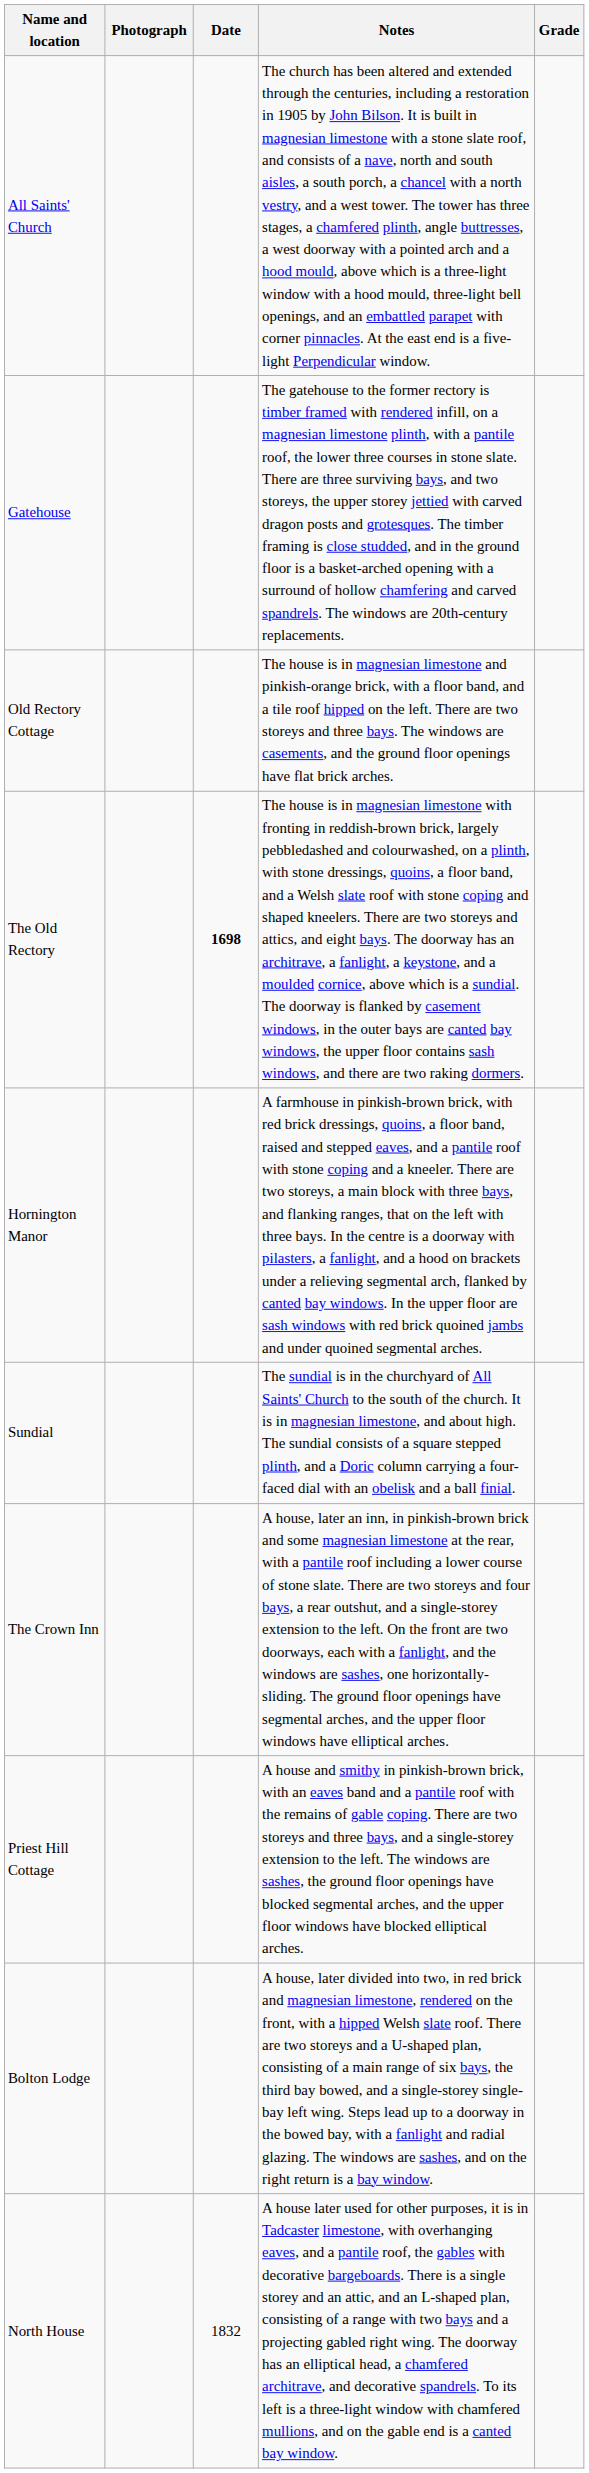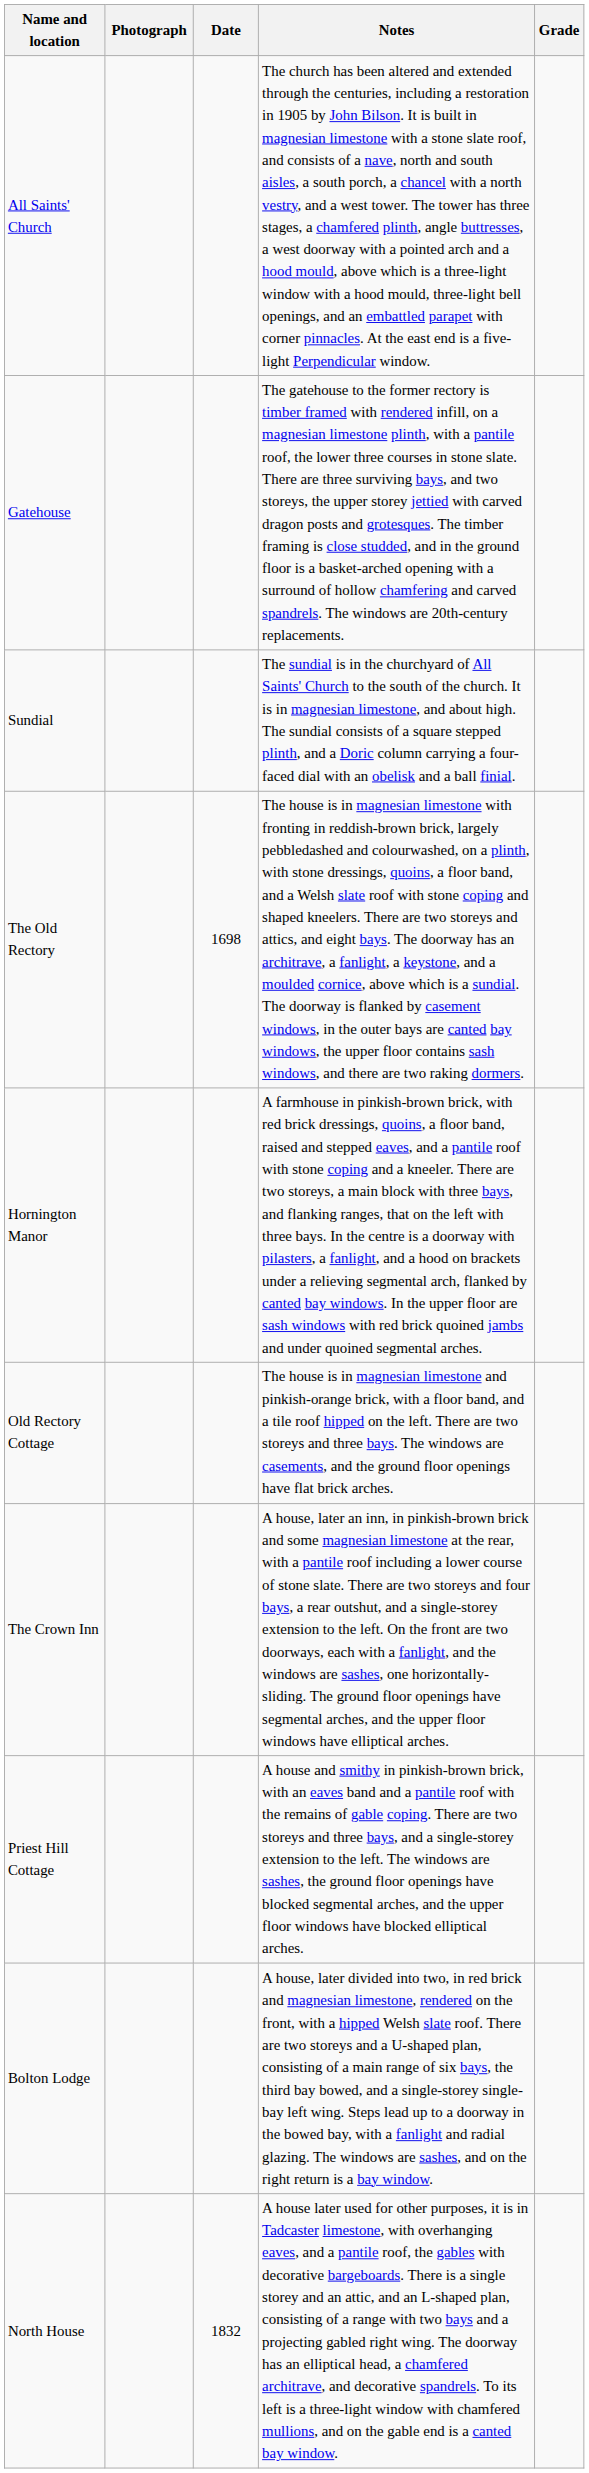rows swapped: (31, 1432) <-> (44, 720)
(226, 939) bold -> (226, 939) normal
